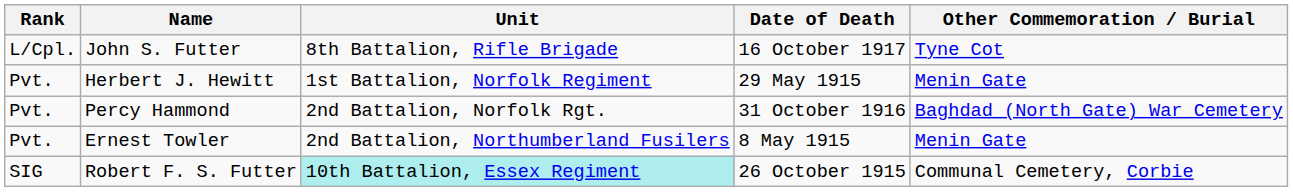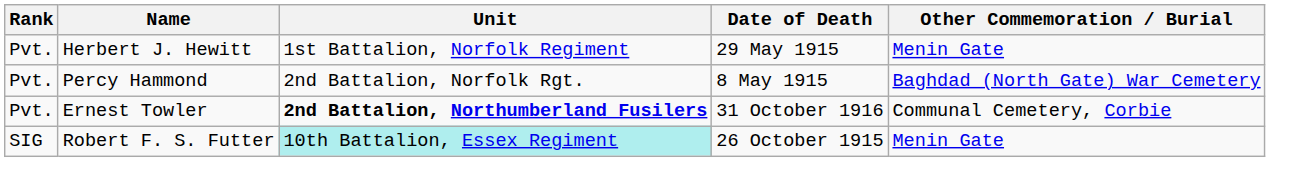- row: (163, 50)
(822, 111) 31 October 1916 -> (772, 80) 8 May 1915
(518, 141) normal -> (495, 111) bold
(794, 141) 8 May 1915 -> (800, 111) 31 October 1916
(971, 141) Menin Gate -> (1032, 111) Communal Cemetery, Corbie
(1054, 171) Communal Cemetery, Corbie -> (948, 141) Menin Gate
